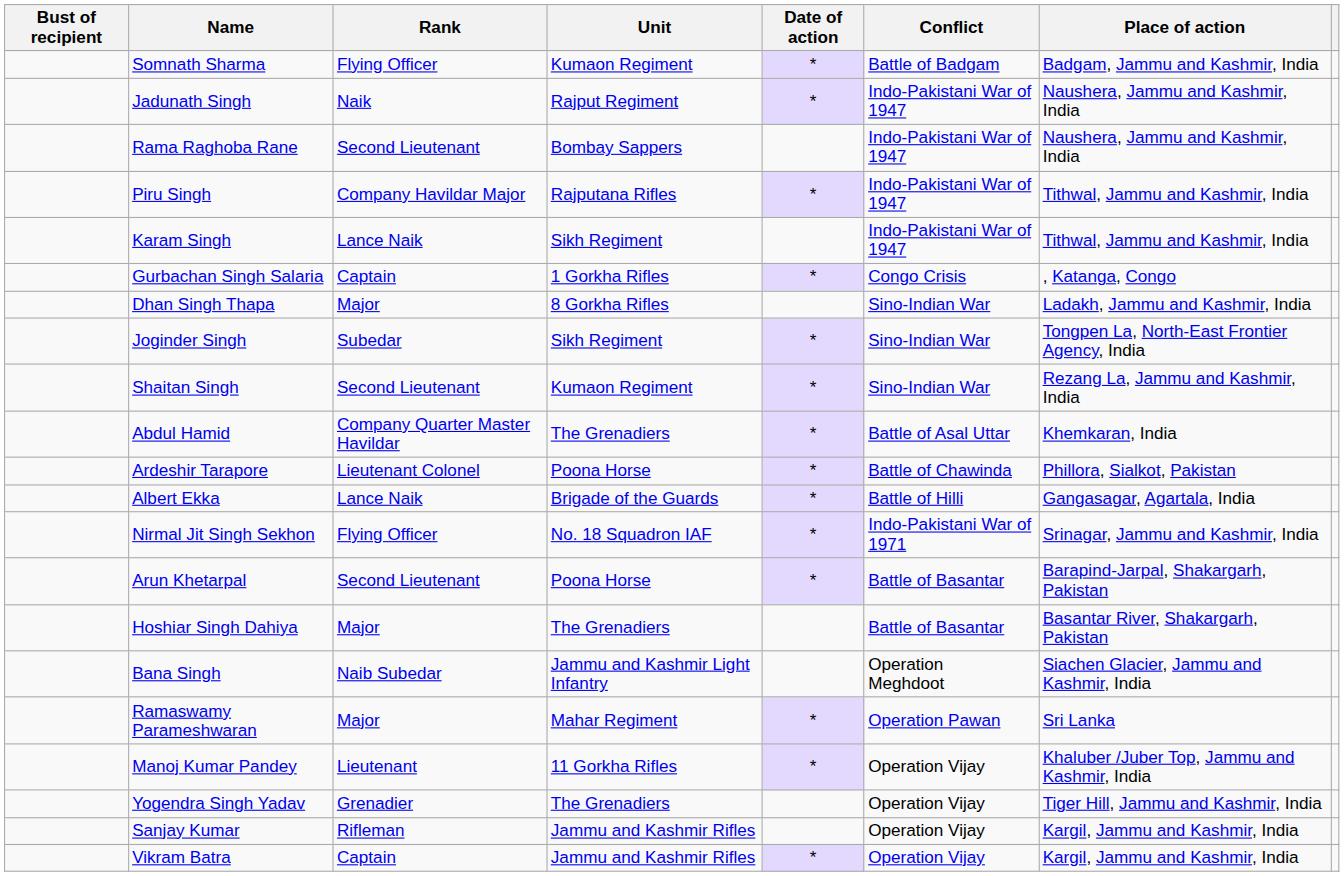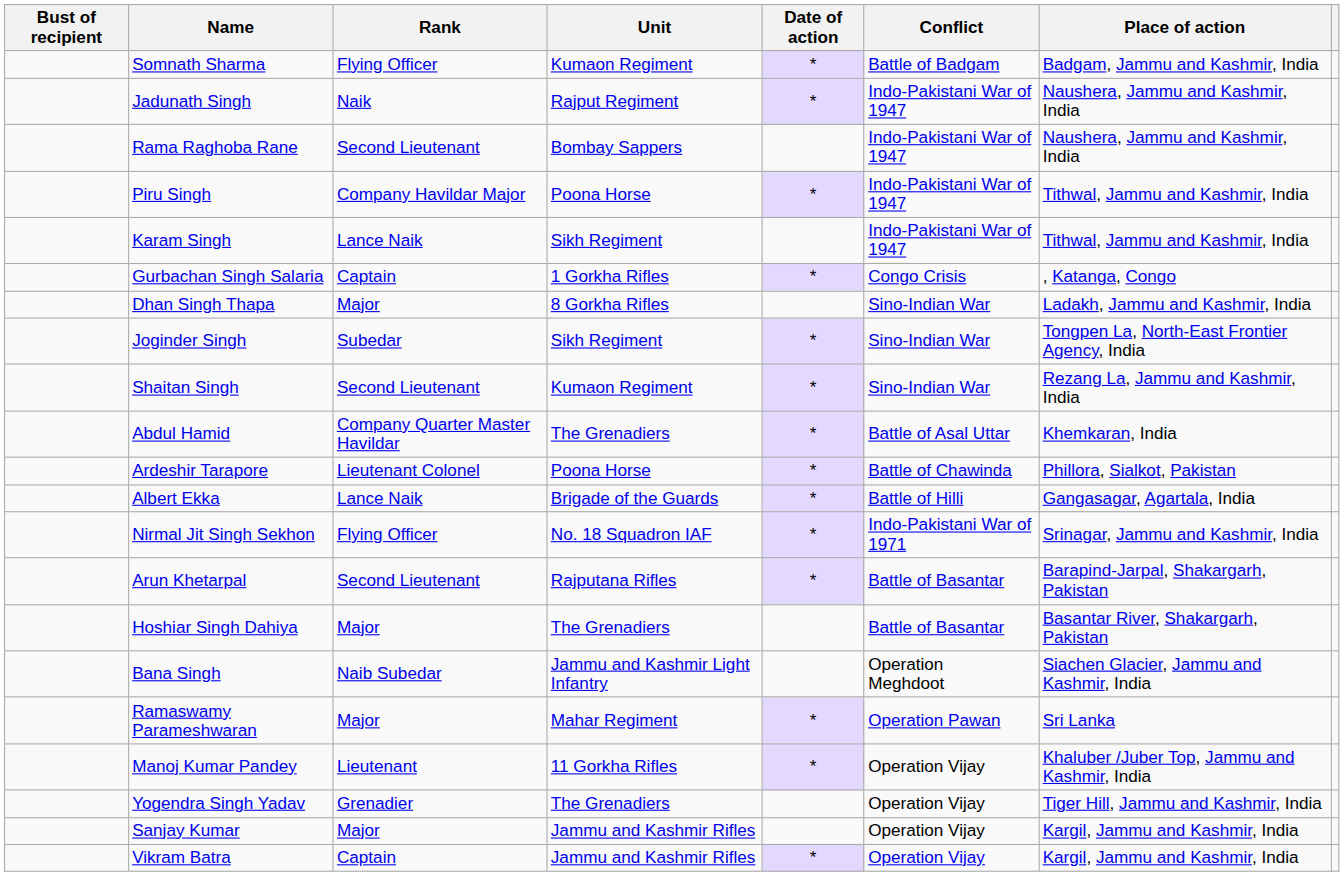(614, 194) Rajputana Rifles -> (601, 194) Poona Horse
(601, 581) Poona Horse -> (614, 581) Rajputana Rifles
(371, 830) Rifleman -> (358, 830) Major
